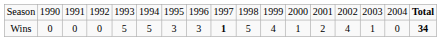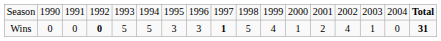(100, 28) normal -> (100, 28) bold
(423, 28) 34 -> (423, 28) 31
